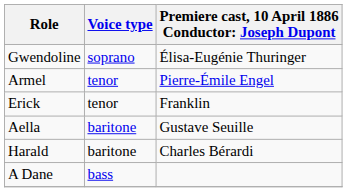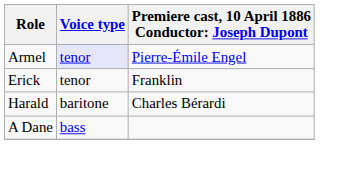- row: (44, 56)
(103, 80) no background -> (75, 56) lavender background
- row: (24, 127)
